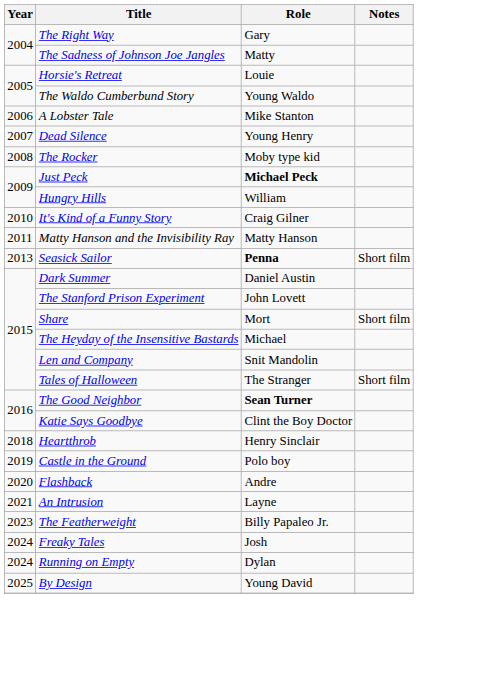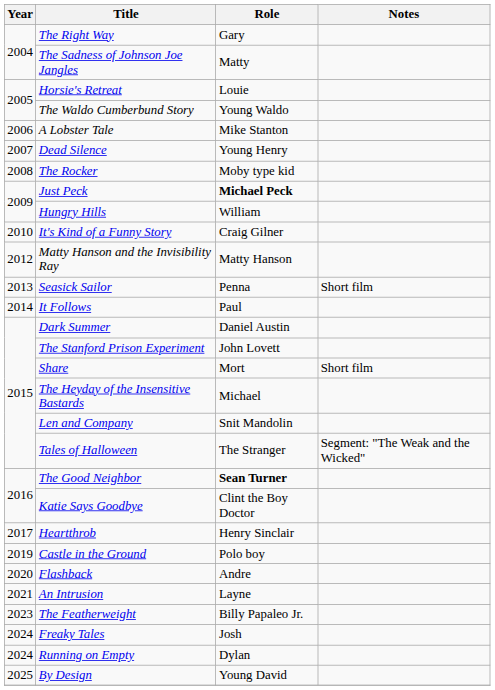(20, 237) 2011 -> (20, 259) 2012
(261, 258) bold -> (235, 287) normal
+ row: (65, 307)
(384, 380) Short film -> (395, 450) Segment: "The Weak and the Wicked"
(20, 440) 2018 -> (20, 533) 2017
